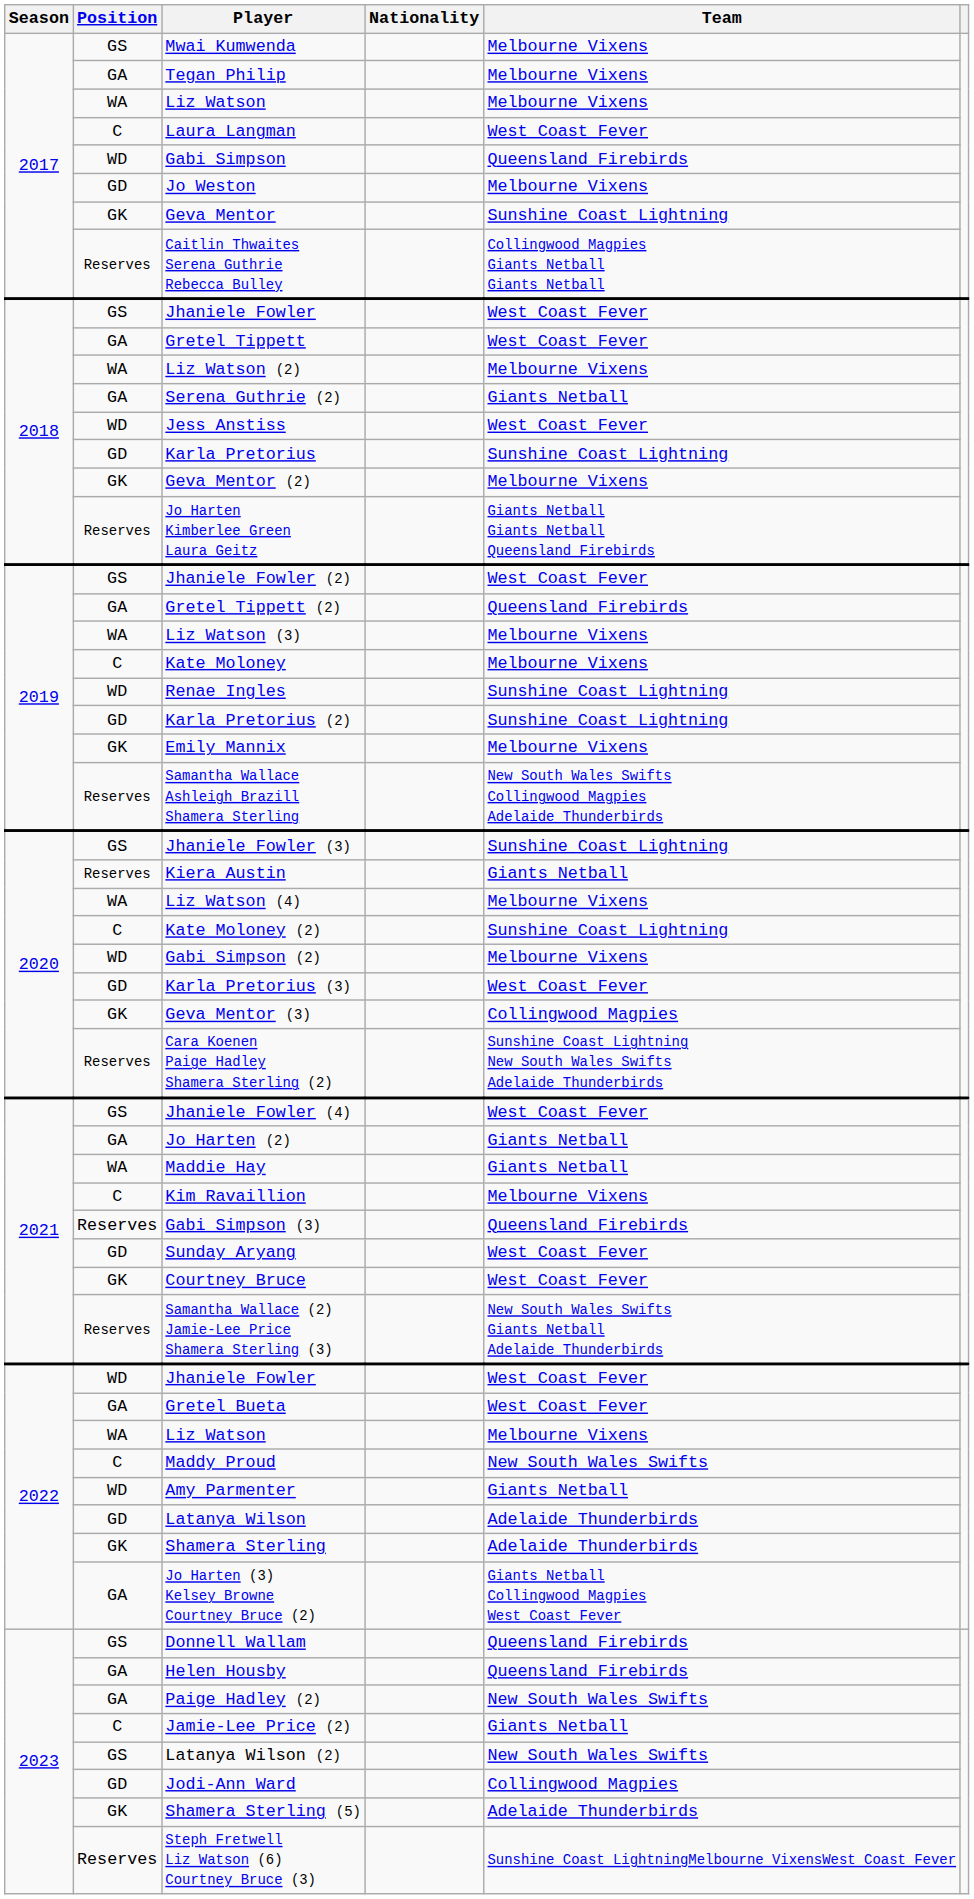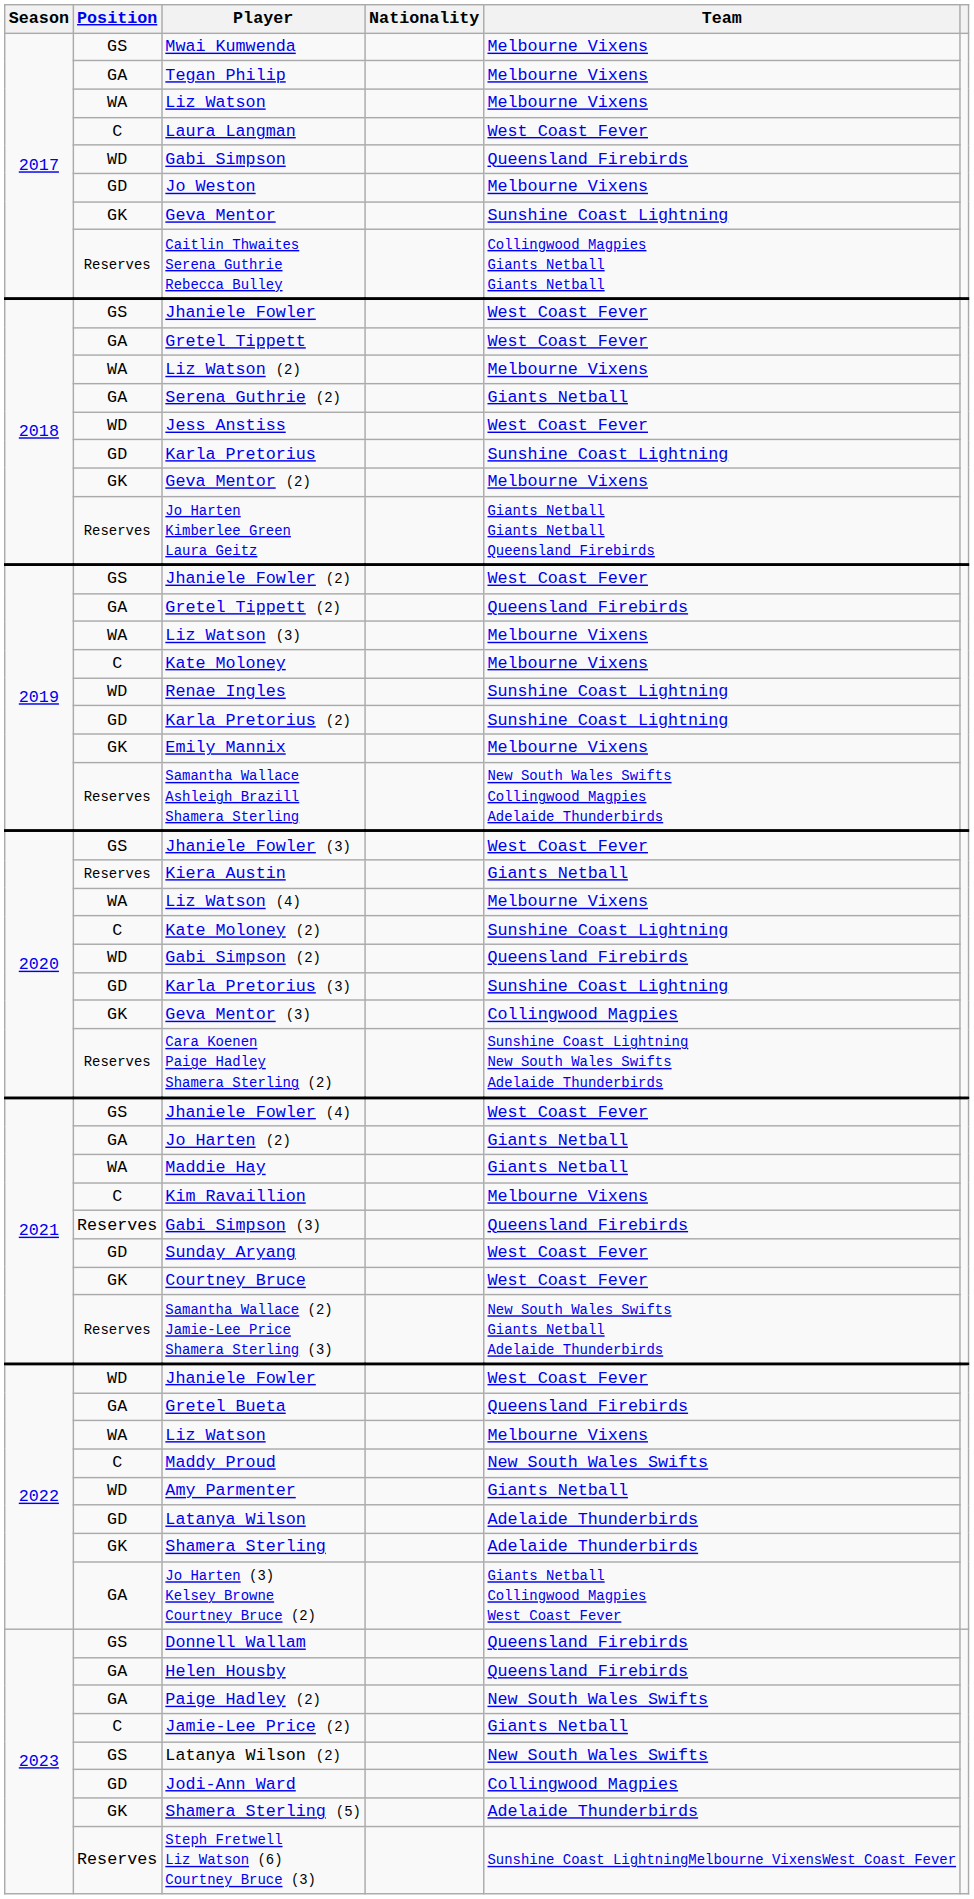(608, 846) Sunshine Coast Lightning -> (568, 846) West Coast Fever
(568, 958) Melbourne Vixens -> (588, 958) Queensland Firebirds
(568, 986) West Coast Fever -> (608, 986) Sunshine Coast Lightning
(568, 1406) West Coast Fever -> (588, 1406) Queensland Firebirds
